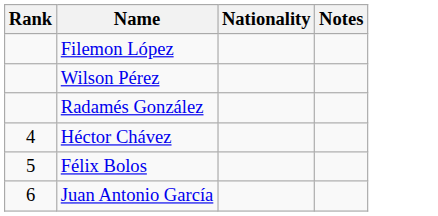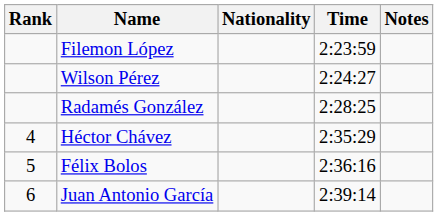+ column: (347, 19)
